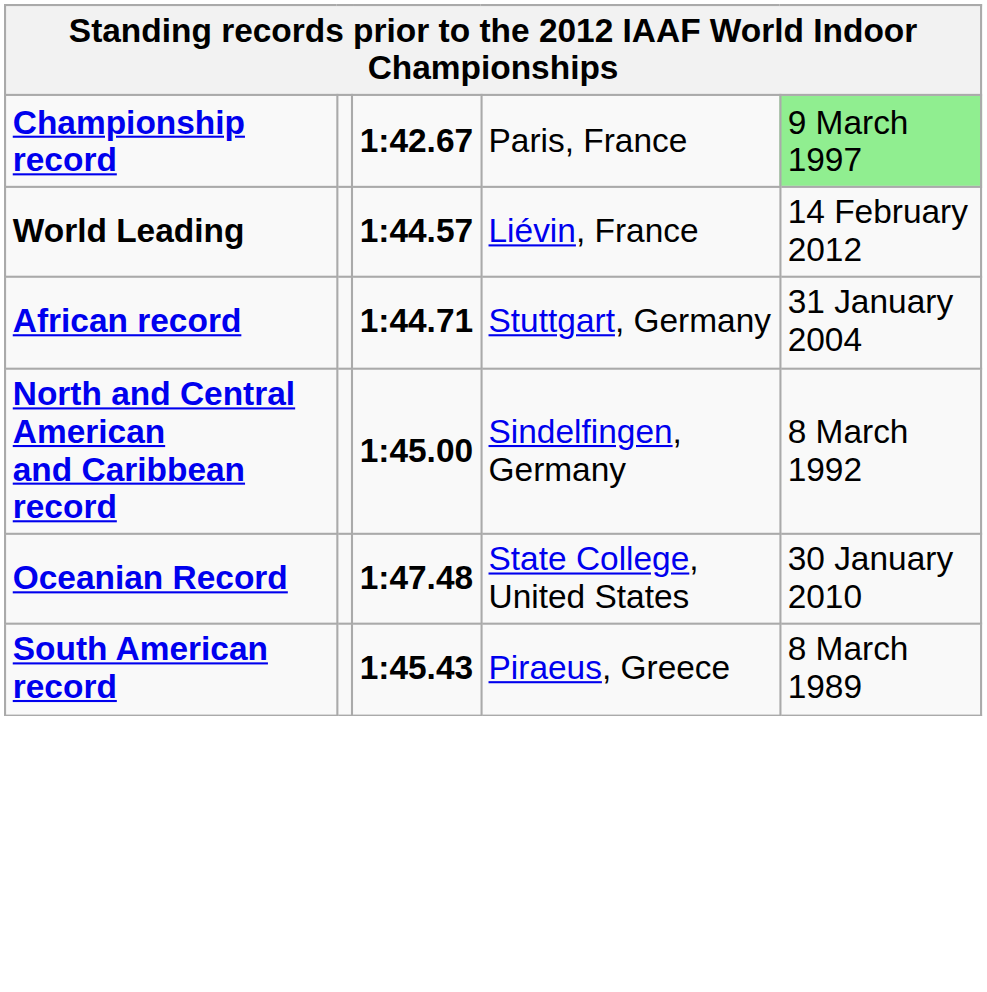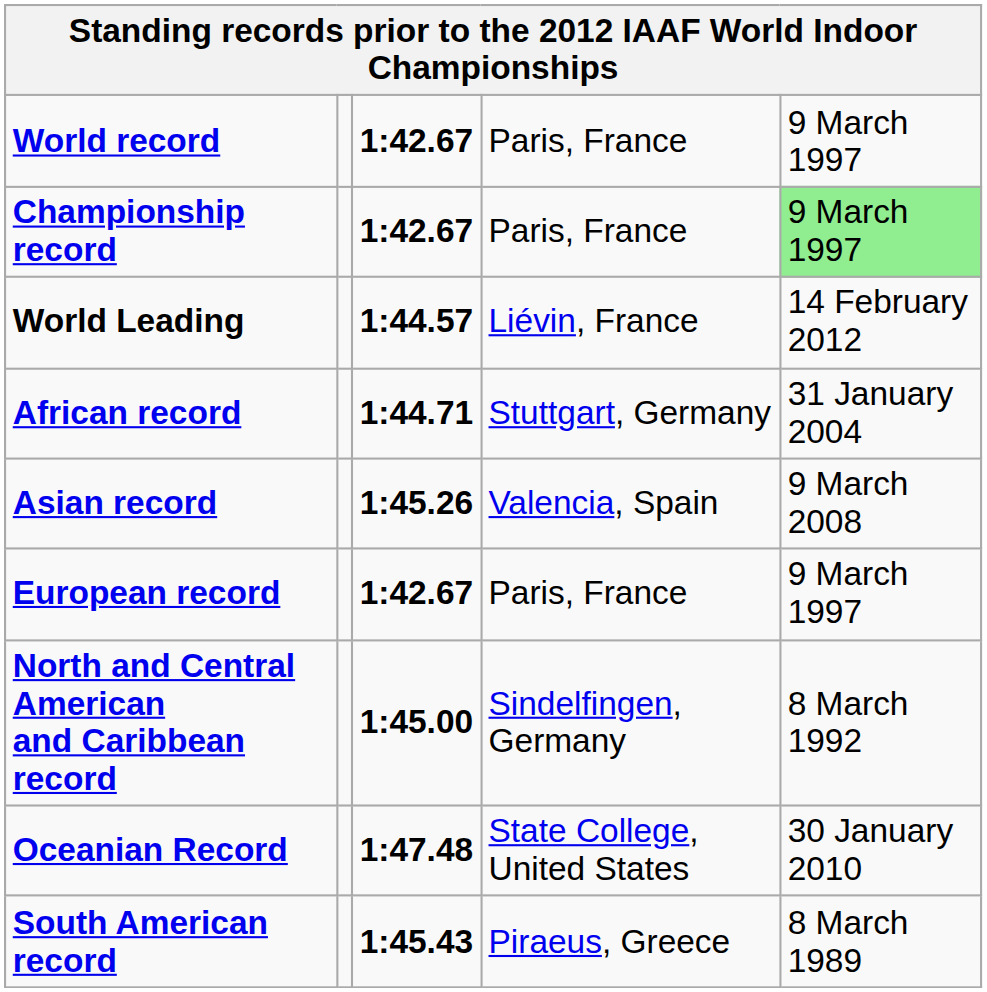+ row: (117, 140)
+ row: (115, 503)
+ row: (147, 593)
